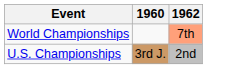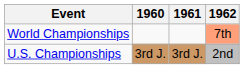+ column: (187, 14)
